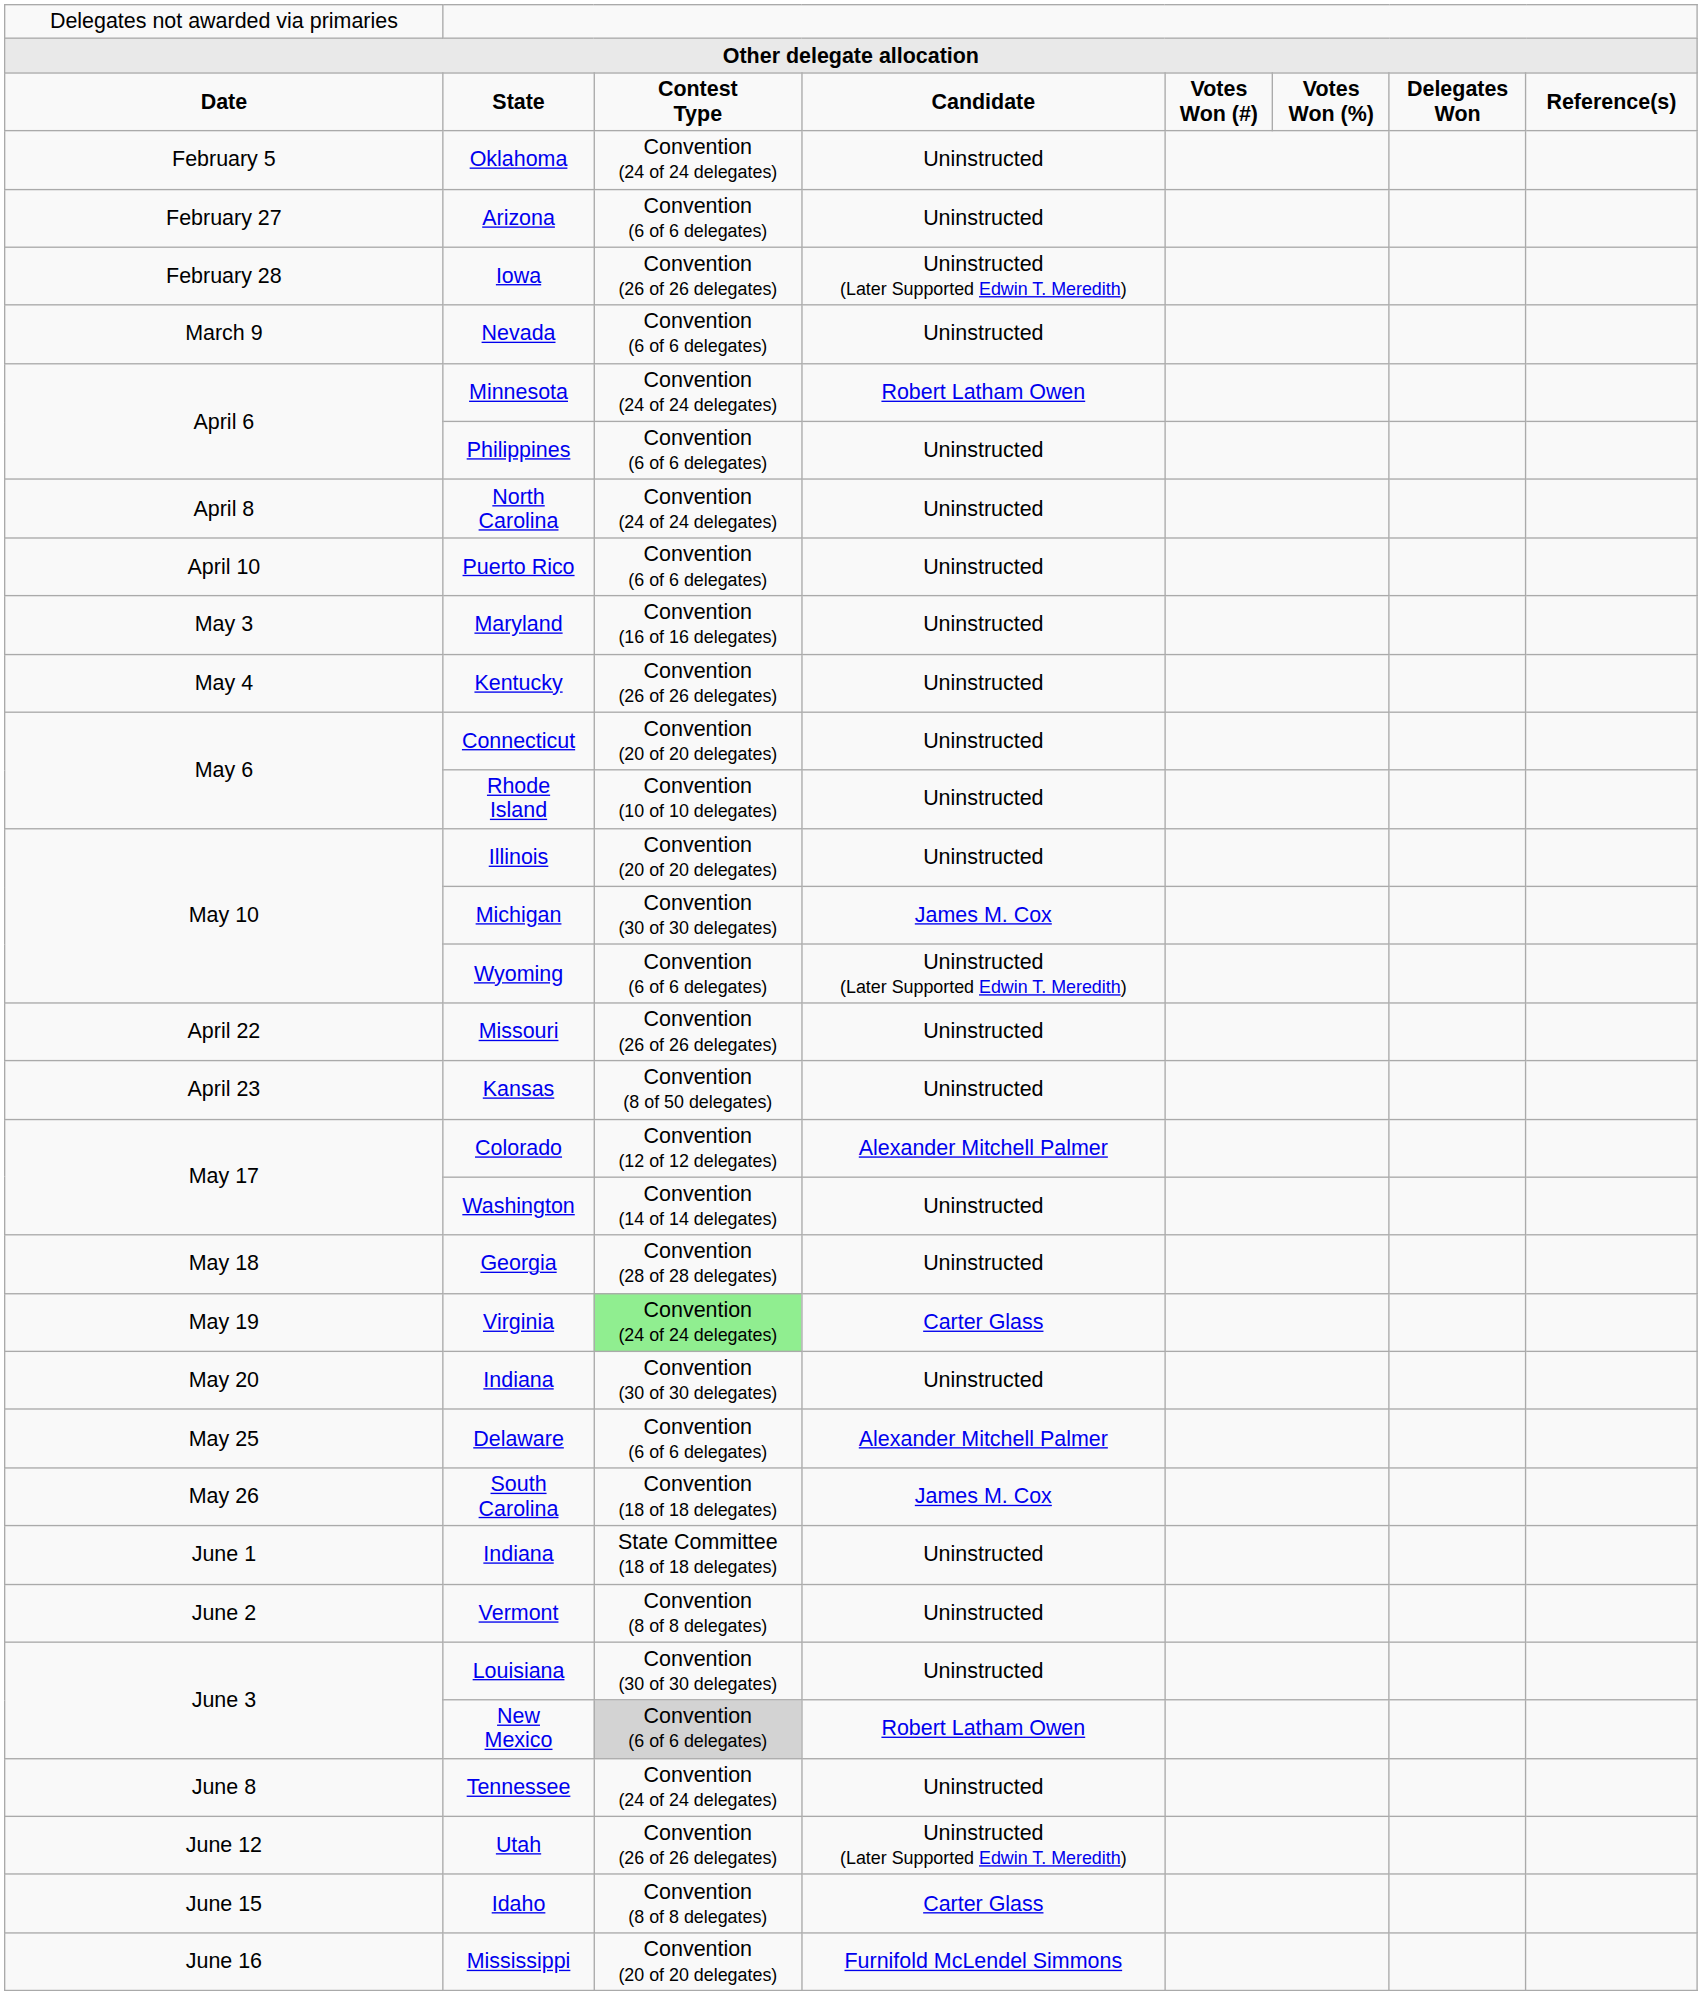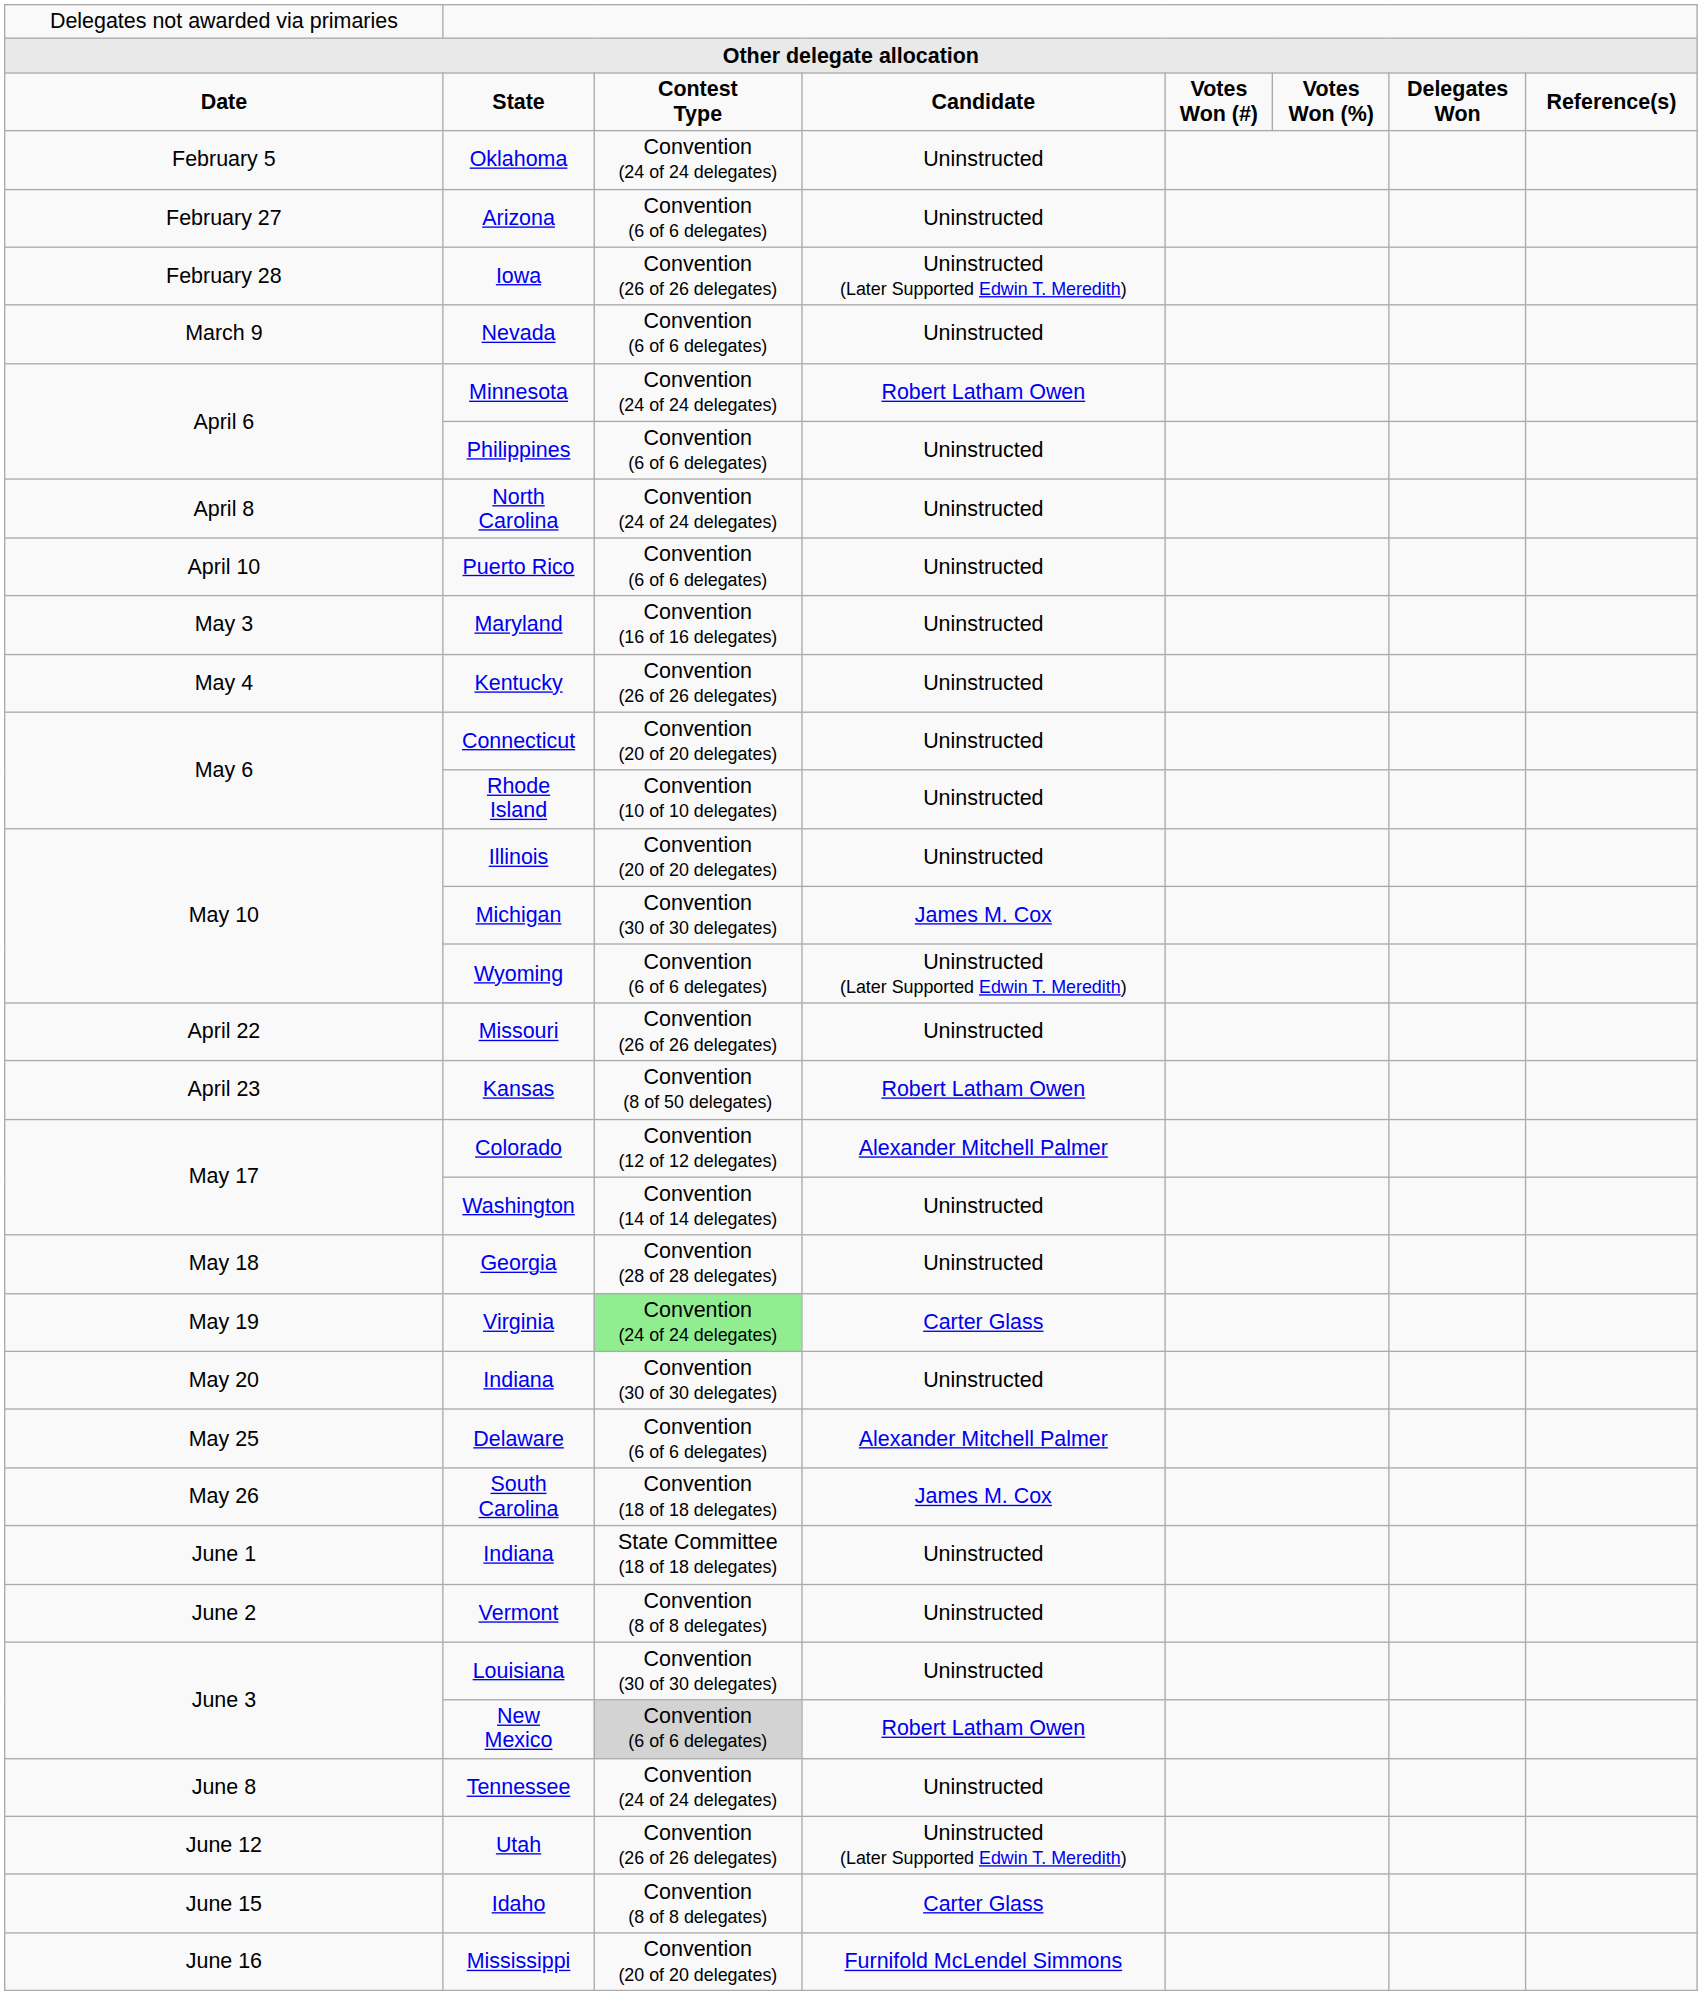(983, 1089) Uninstructed -> (983, 1089) Robert Latham Owen
